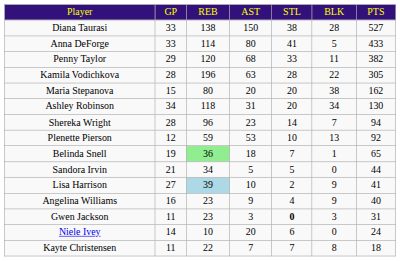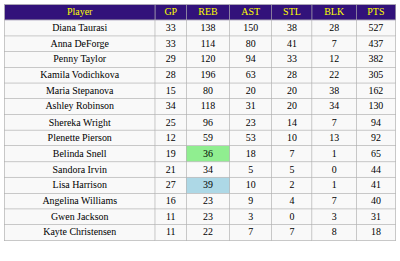(334, 43) 5 -> (334, 43) 7
(376, 43) 433 -> (376, 43) 437
(251, 59) 68 -> (251, 59) 94
(334, 59) 11 -> (334, 59) 12
(171, 122) 28 -> (171, 122) 25
(334, 185) 9 -> (334, 185) 1
(334, 201) 9 -> (334, 201) 7
(292, 216) bold -> (292, 216) normal
- row: (80, 232)
